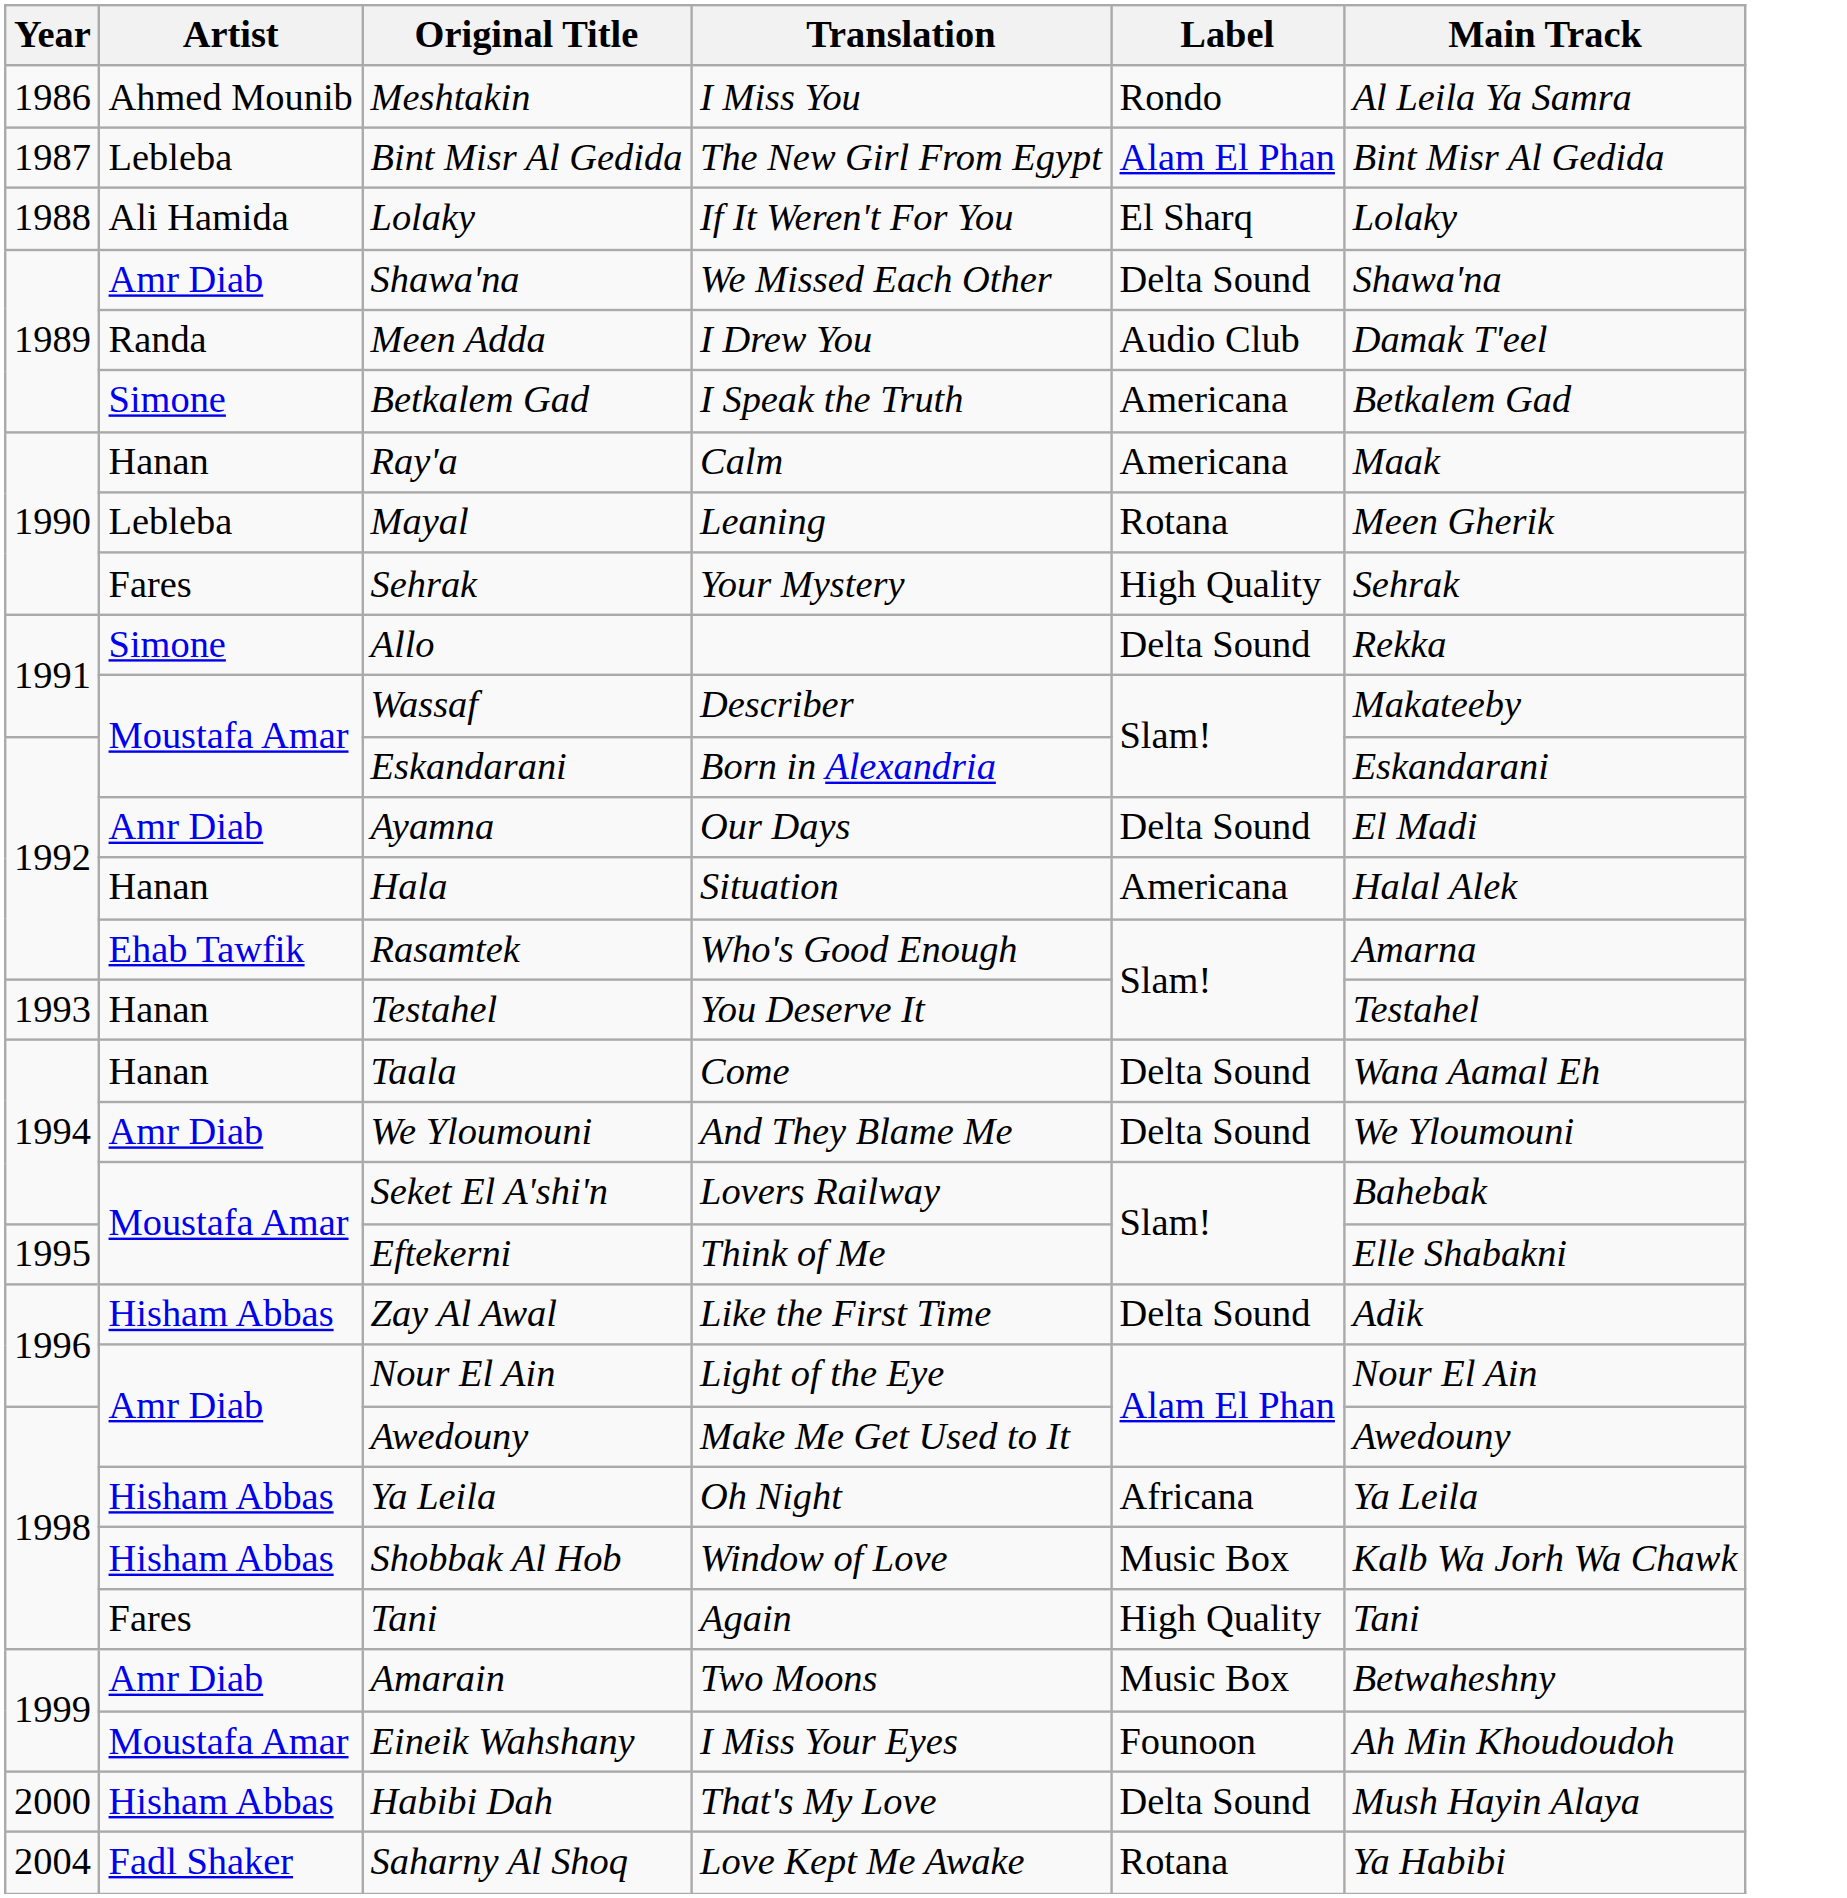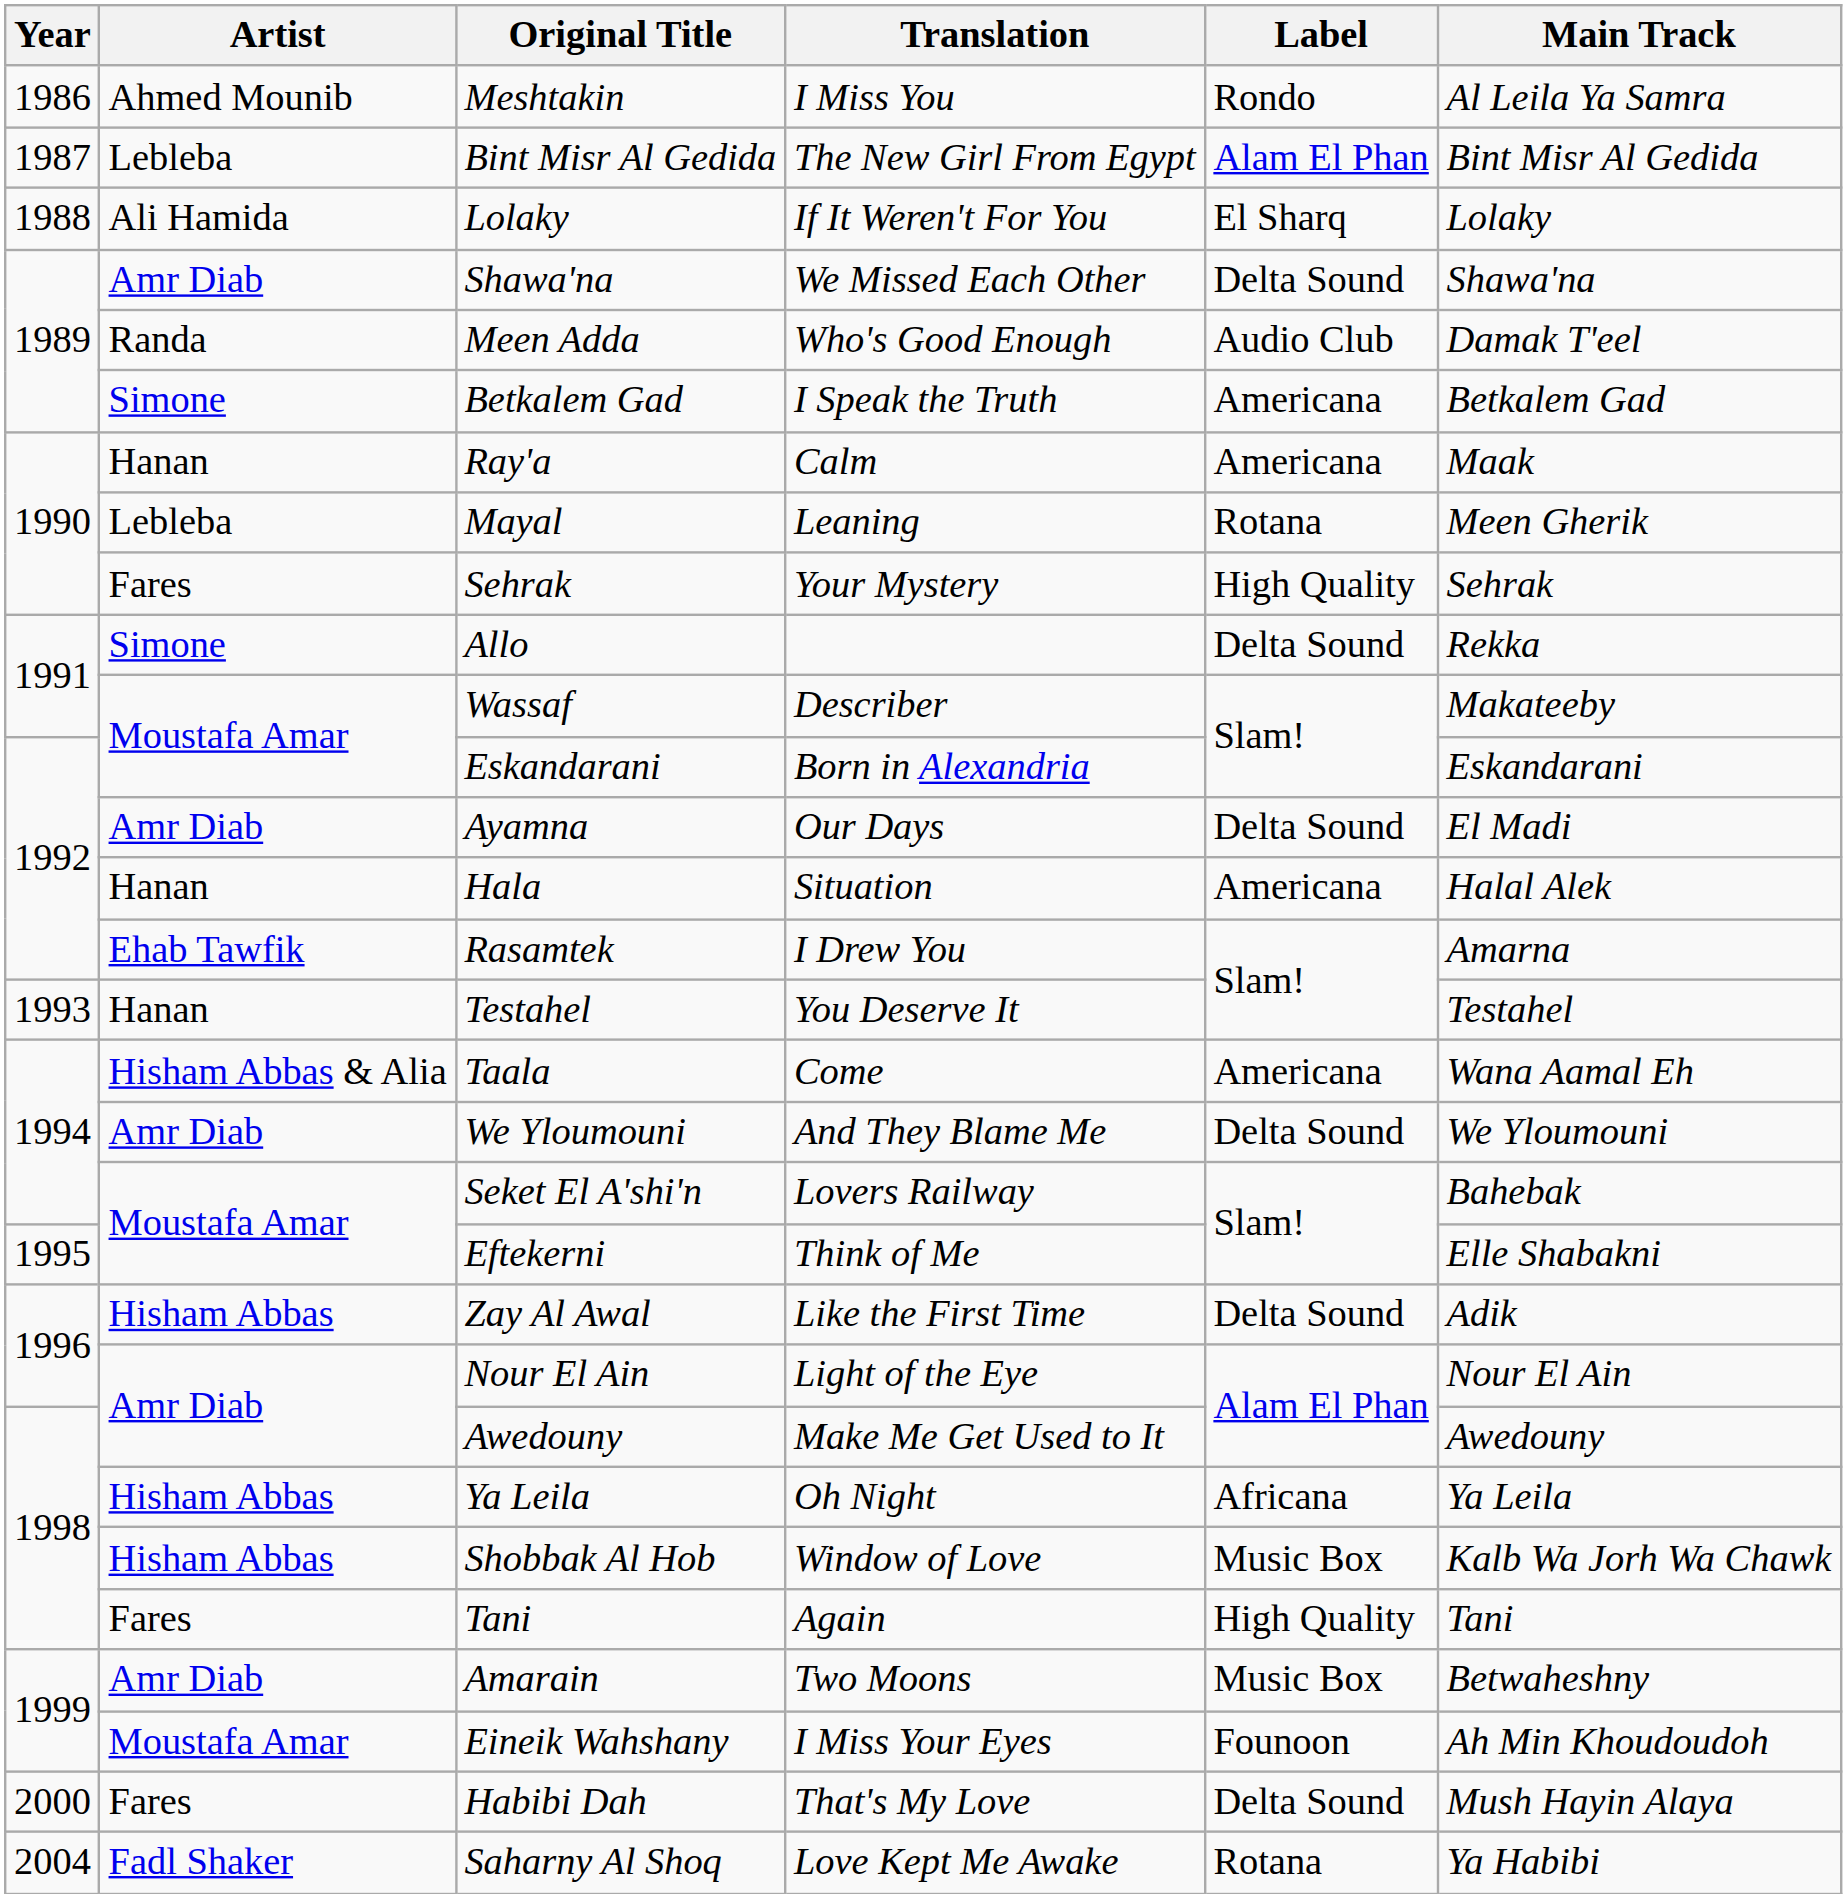(786, 339) I Drew You -> (953, 339) Who's Good Enough
(859, 948) Who's Good Enough -> (880, 948) I Drew You
(159, 1070) Hanan -> (278, 1070) Hisham Abbas & Alia
(1215, 1070) Delta Sound -> (1298, 1070) Americana
(221, 1801) Hisham Abbas -> (150, 1801) Fares
